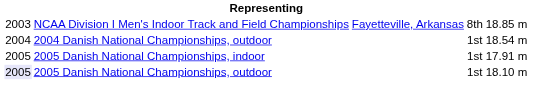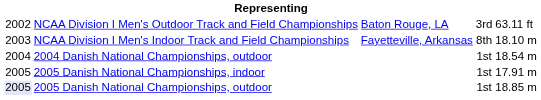+ row: (196, 24)
(506, 24) 18.85 m -> (516, 40) 18.10 m
(506, 72) 18.10 m -> (516, 87) 18.85 m
